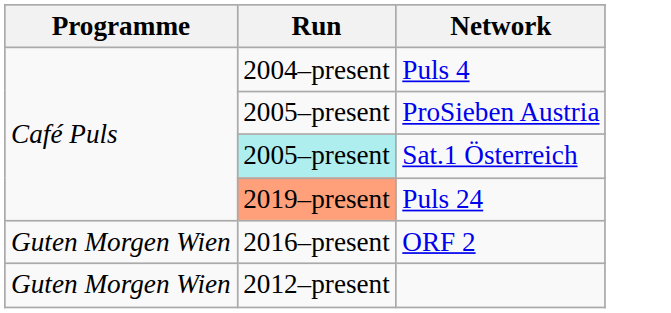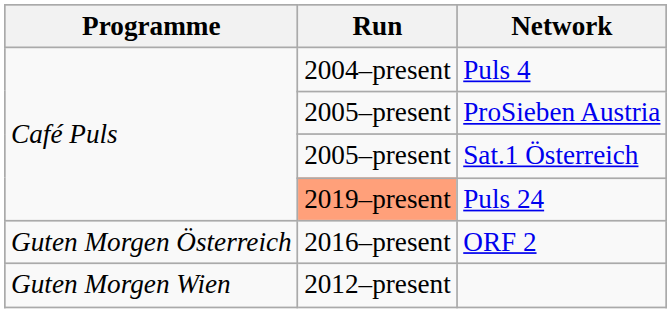(316, 155) paleturquoise background -> (377, 155) no background
(121, 241) Guten Morgen Wien -> (151, 241) Guten Morgen Österreich
